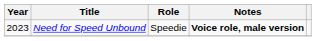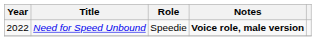(18, 28) 2023 -> (18, 28) 2022
